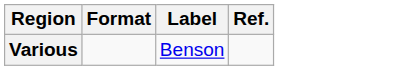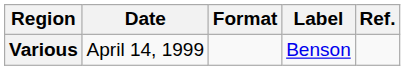+ column: (145, 19)
